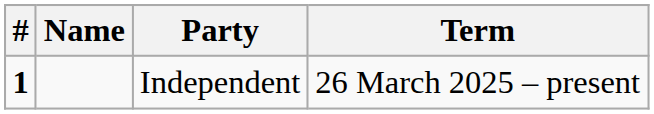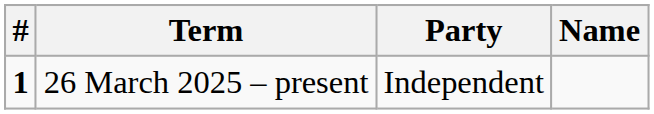columns swapped: (84, 30) <-> (478, 30)
